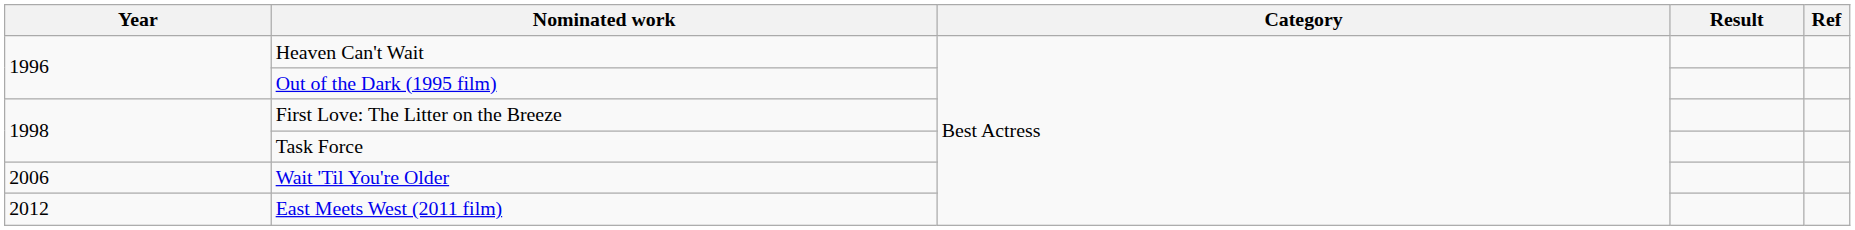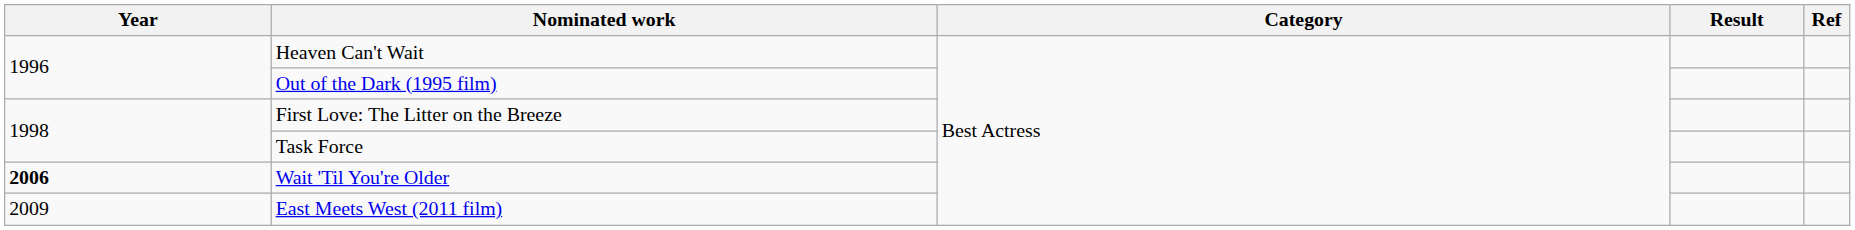(29, 177) normal -> (29, 177) bold
(29, 209) 2012 -> (29, 209) 2009
